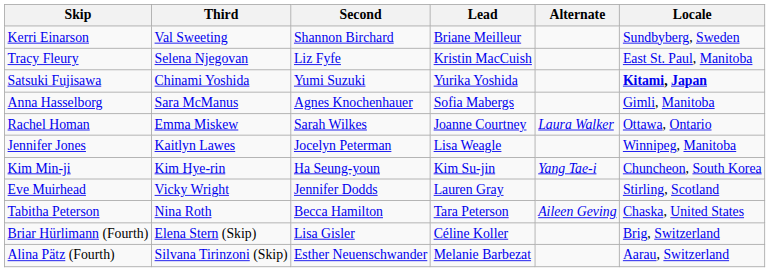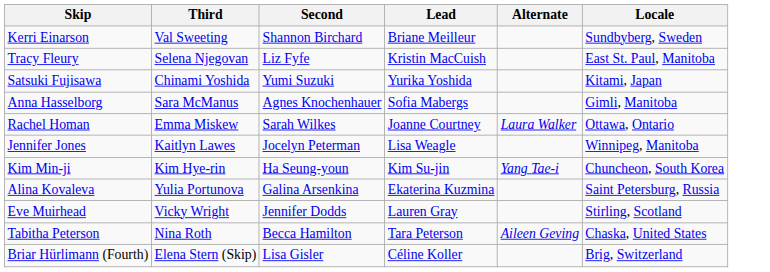(665, 80) bold -> (624, 80) normal
+ row: (51, 189)
- row: (61, 255)
